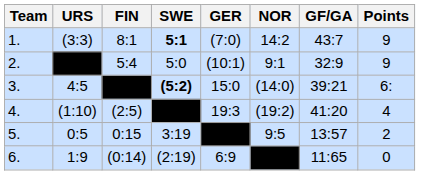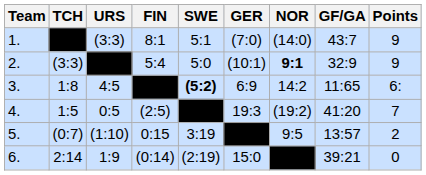+ column: (68, 16)
(176, 39) bold -> (201, 39) normal
(275, 39) 14:2 -> (292, 39) (14:0)
(275, 63) normal -> (292, 63) bold
(226, 87) 15:0 -> (247, 87) 6:9
(275, 87) (14:0) -> (292, 87) 14:2
(329, 87) 39:21 -> (342, 87) 11:65
(77, 110) (1:10) -> (109, 110) 0:5
(386, 110) 4 -> (395, 110) 7
(77, 134) 0:5 -> (109, 134) (1:10)
(226, 157) 6:9 -> (247, 157) 15:0
(329, 157) 11:65 -> (342, 157) 39:21
